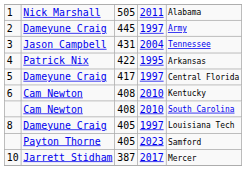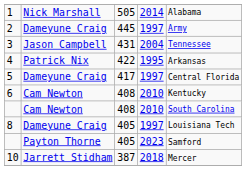(152, 12) 2011 -> (152, 12) 2014
(152, 157) 2017 -> (152, 157) 2018
